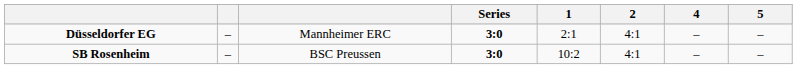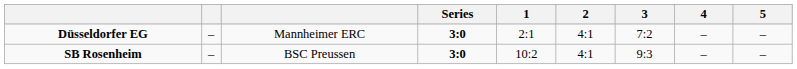+ column: (645, 14)
